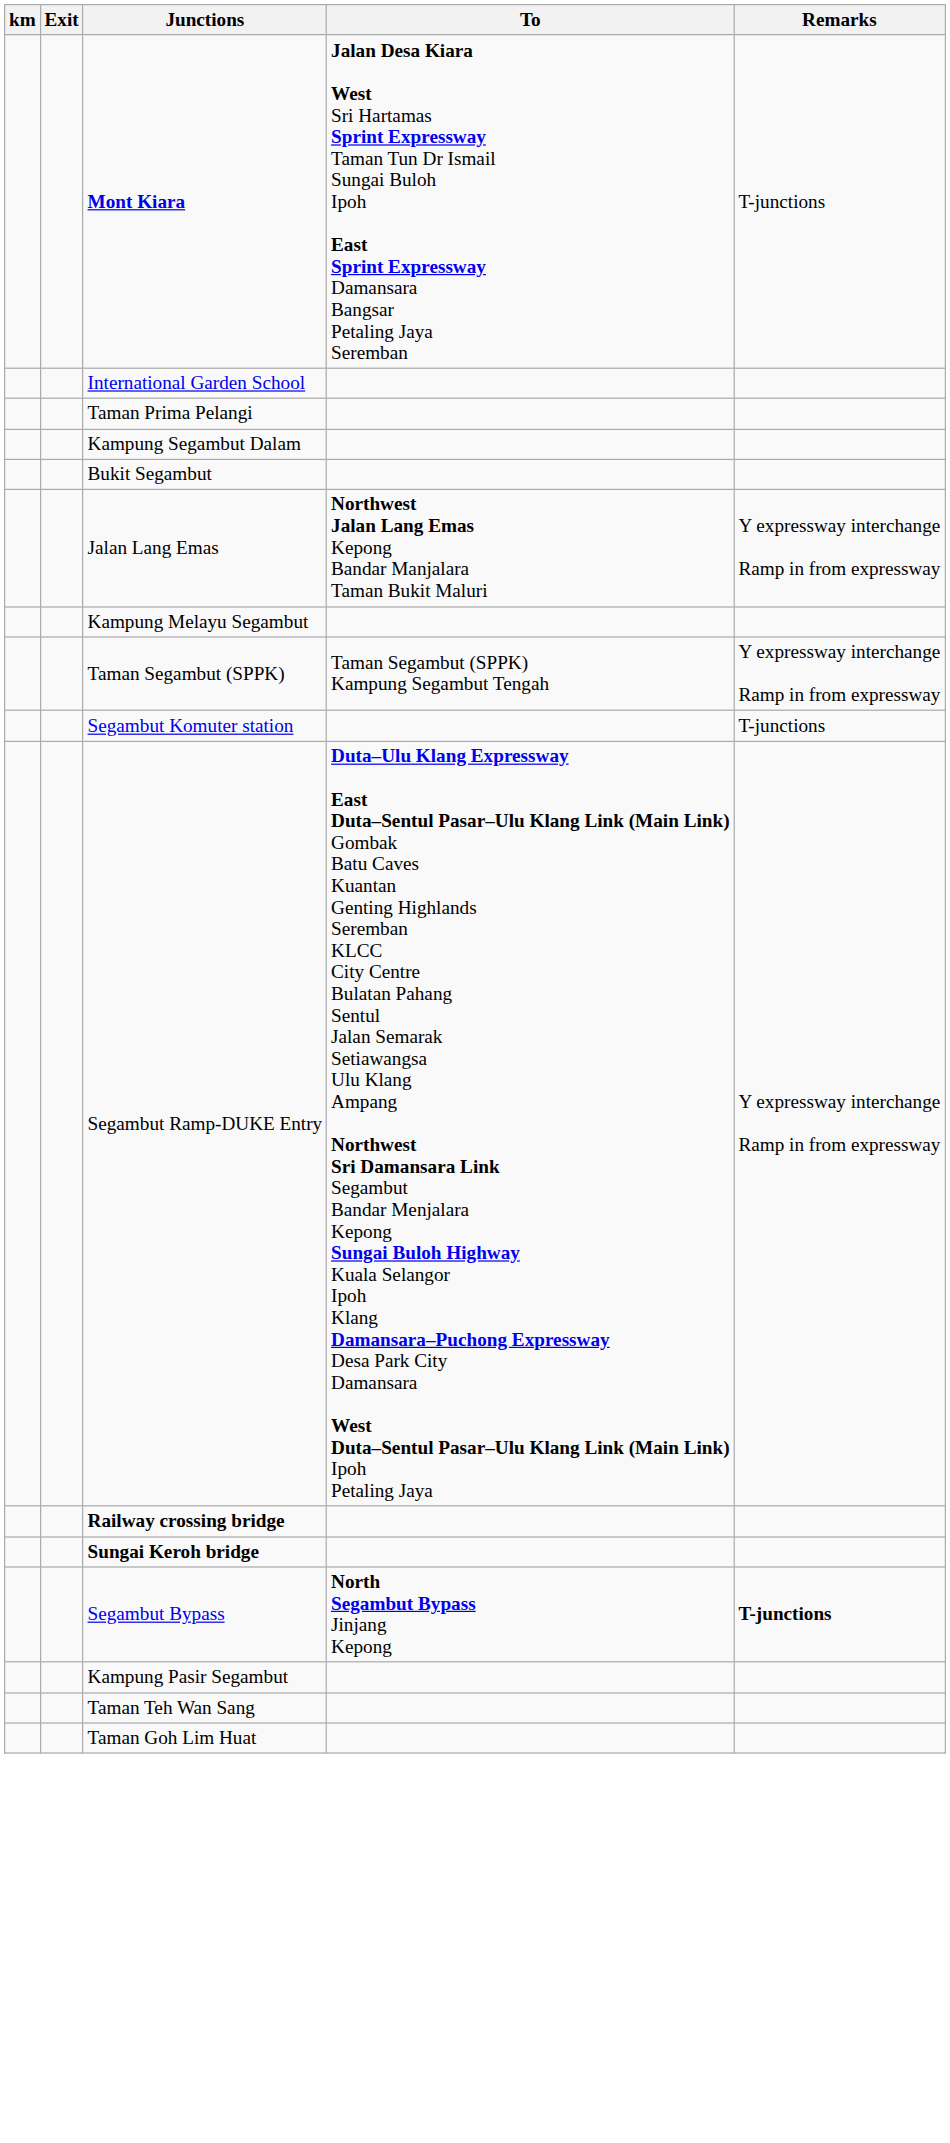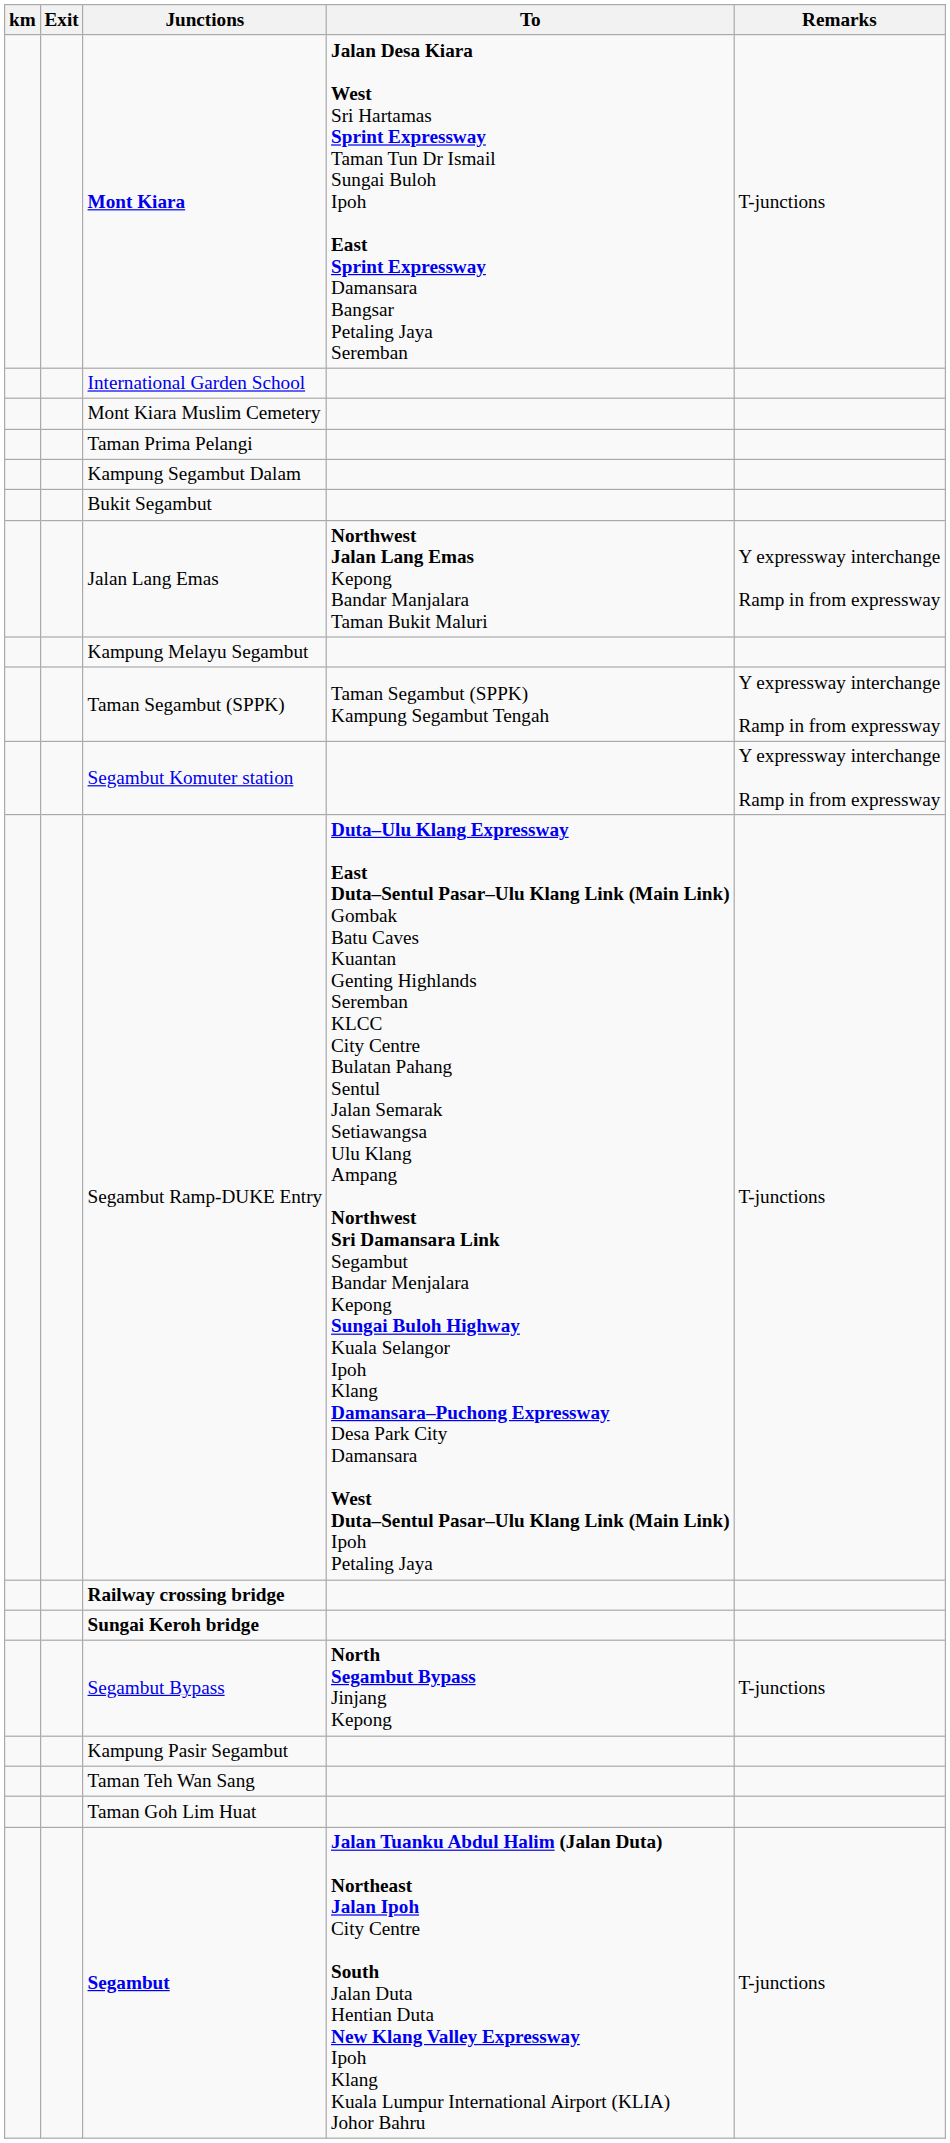+ row: (204, 413)
(782, 725) T-junctions -> (839, 777) Y expressway interchange Ramp in from expressway
(839, 1123) Y expressway interchange Ramp in from expressway -> (782, 1197) T-junctions
(785, 1614) bold -> (782, 1688) normal
+ row: (129, 1982)
